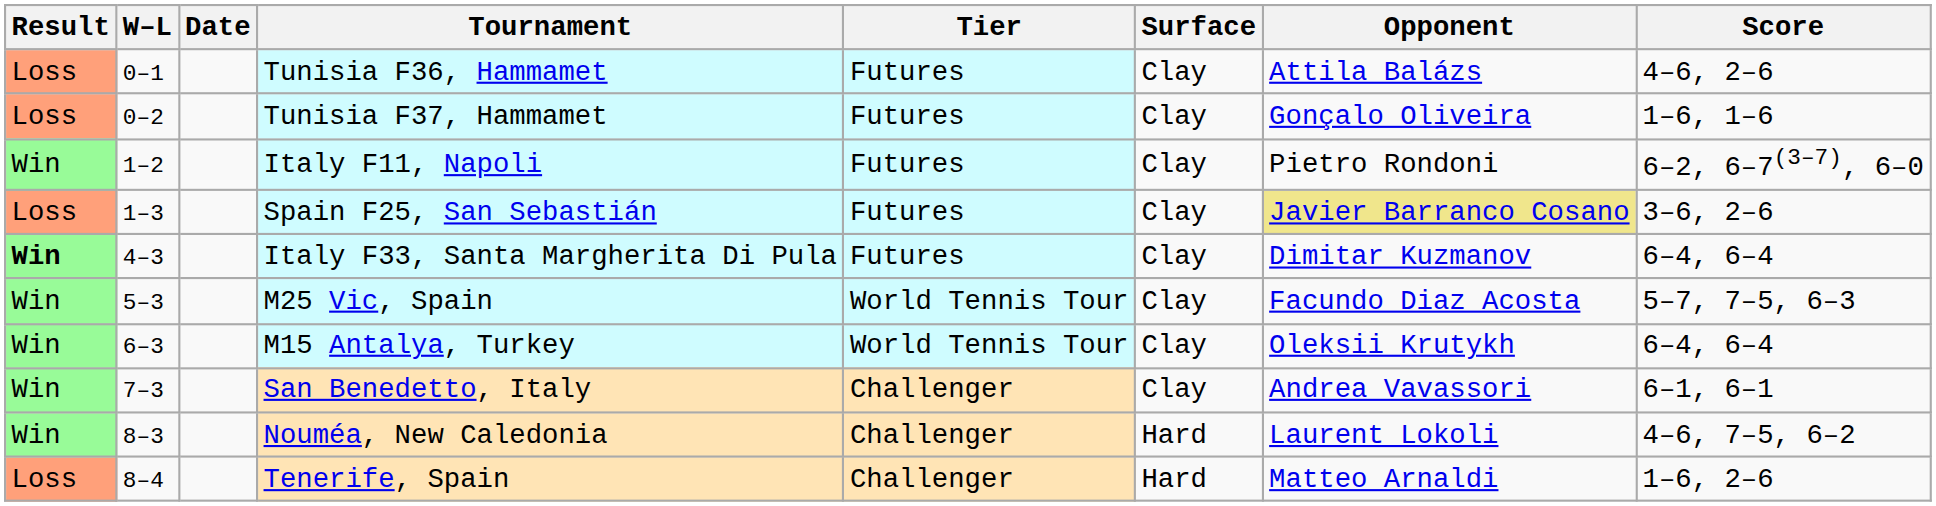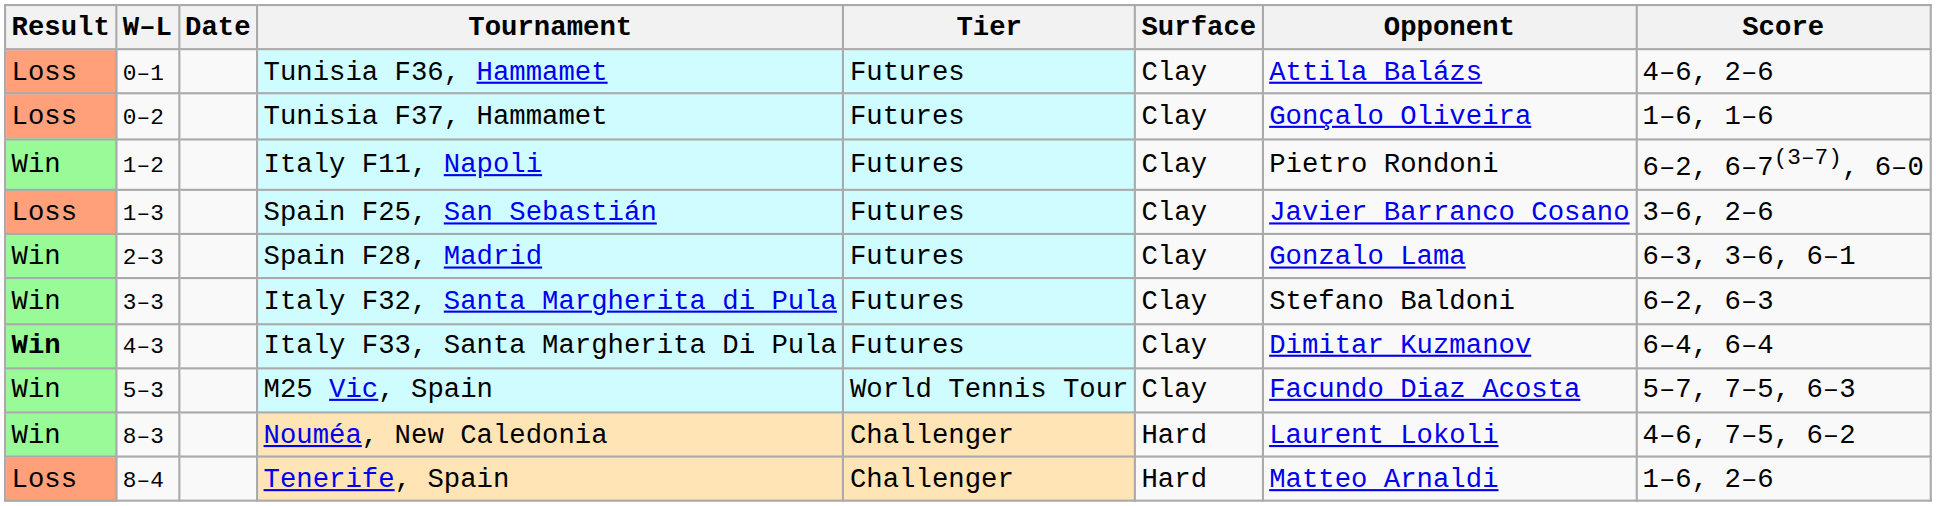(1449, 212) khaki background -> (1449, 212) no background
+ row: (403, 257)
+ row: (550, 301)
- row: (419, 346)
- row: (427, 390)
